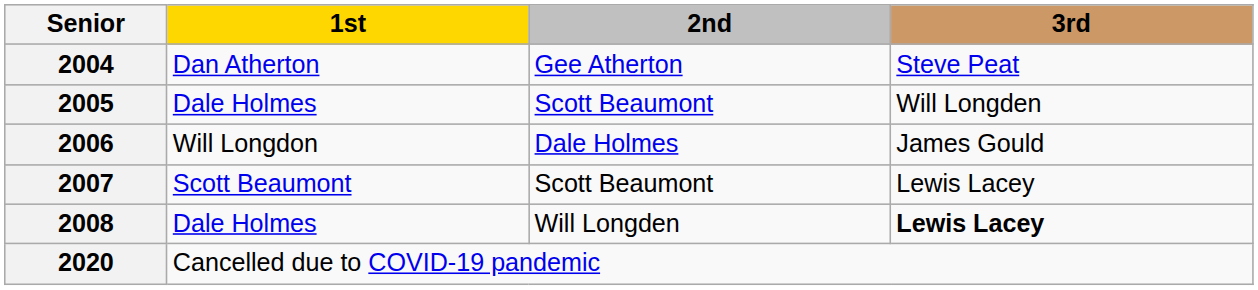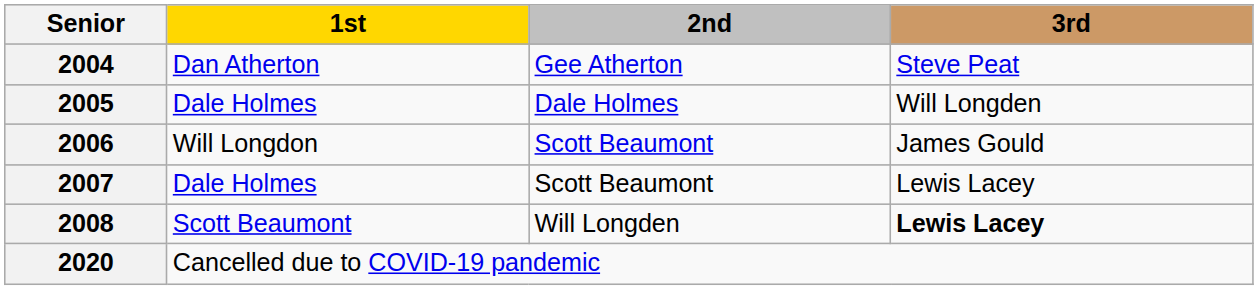(624, 104) Scott Beaumont -> (606, 104) Dale Holmes
(606, 143) Dale Holmes -> (624, 143) Scott Beaumont
(262, 183) Scott Beaumont -> (245, 183) Dale Holmes
(245, 223) Dale Holmes -> (262, 223) Scott Beaumont
